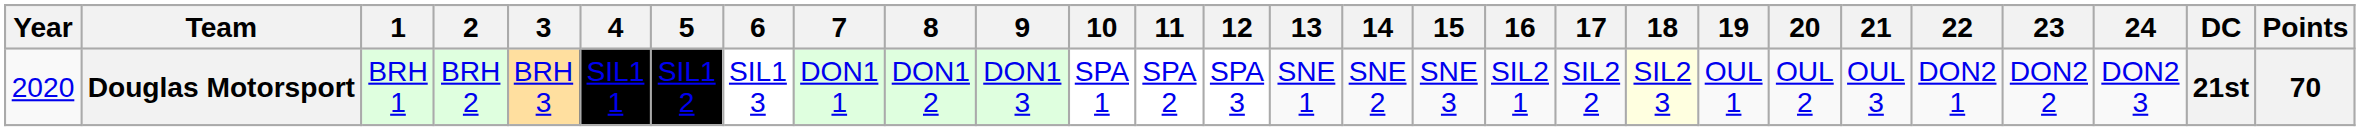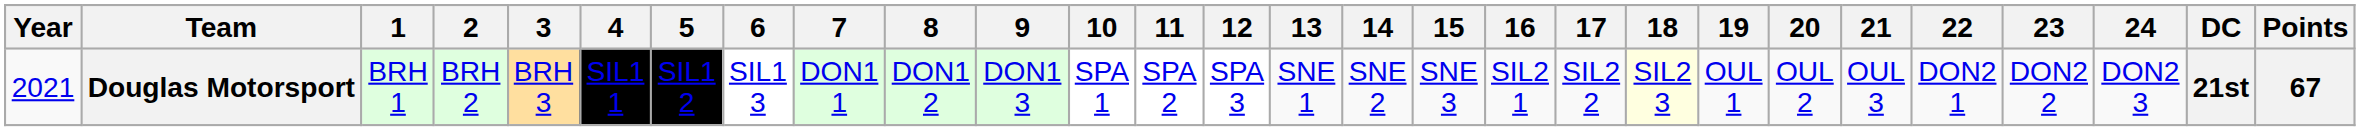(43, 87) 2020 -> (43, 87) 2021
(2306, 87) 70 -> (2306, 87) 67
